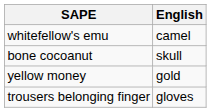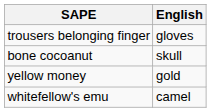rows swapped: (79, 96) <-> (58, 35)
